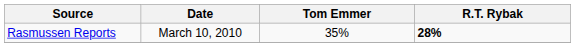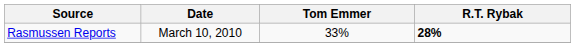(337, 33) 35% -> (337, 33) 33%
